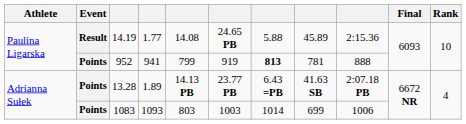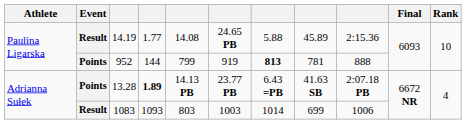(152, 62) 941 -> (152, 62) 144
(152, 86) normal -> (152, 86) bold
(93, 110) Points -> (93, 110) Result
